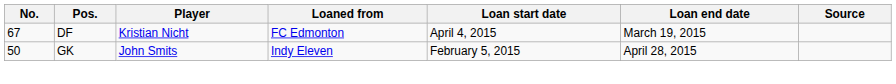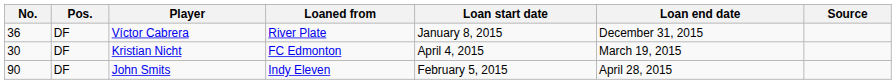+ row: (150, 33)
(14, 33) 67 -> (14, 51) 30
(14, 51) 50 -> (14, 70) 90
(65, 51) GK -> (62, 70) DF
